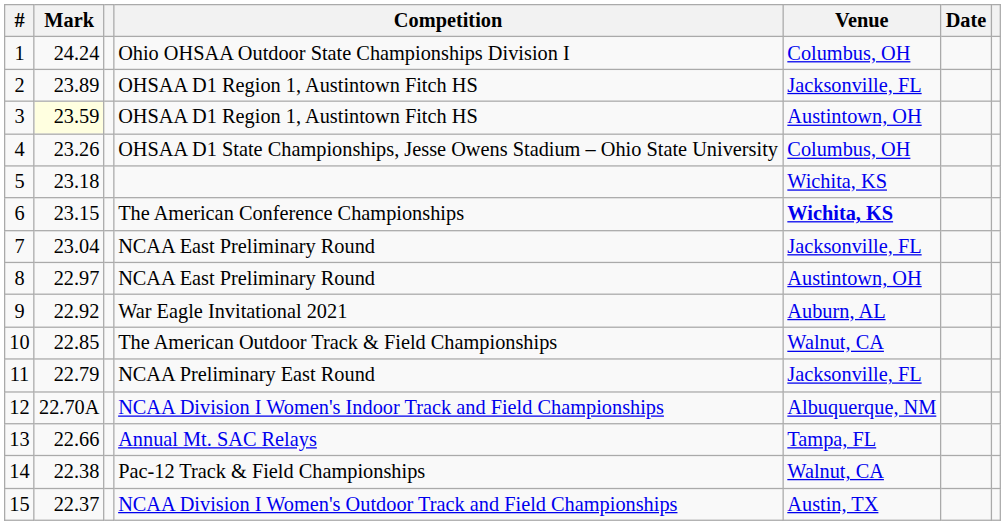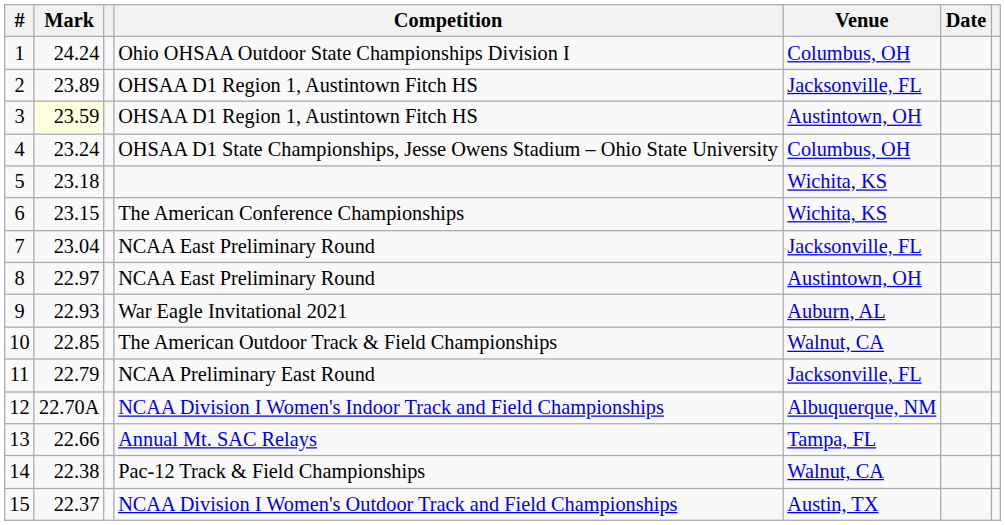(77, 149) 23.26 -> (77, 149) 23.24
(840, 213) bold -> (837, 213) normal
(77, 310) 22.92 -> (77, 310) 22.93
